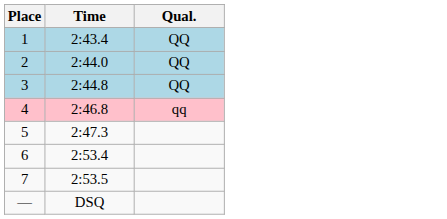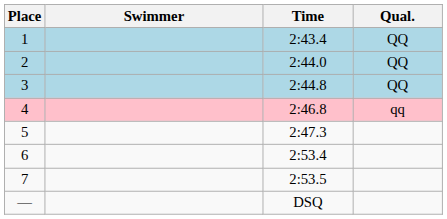+ column: (154, 16)
